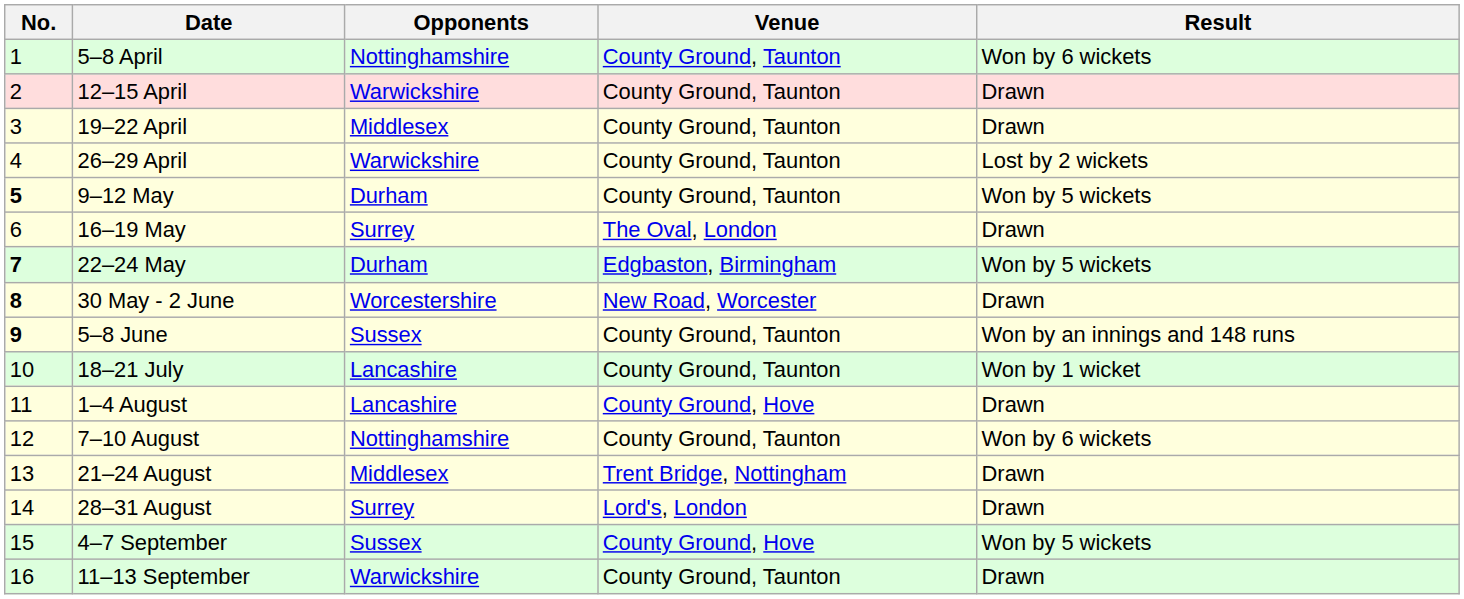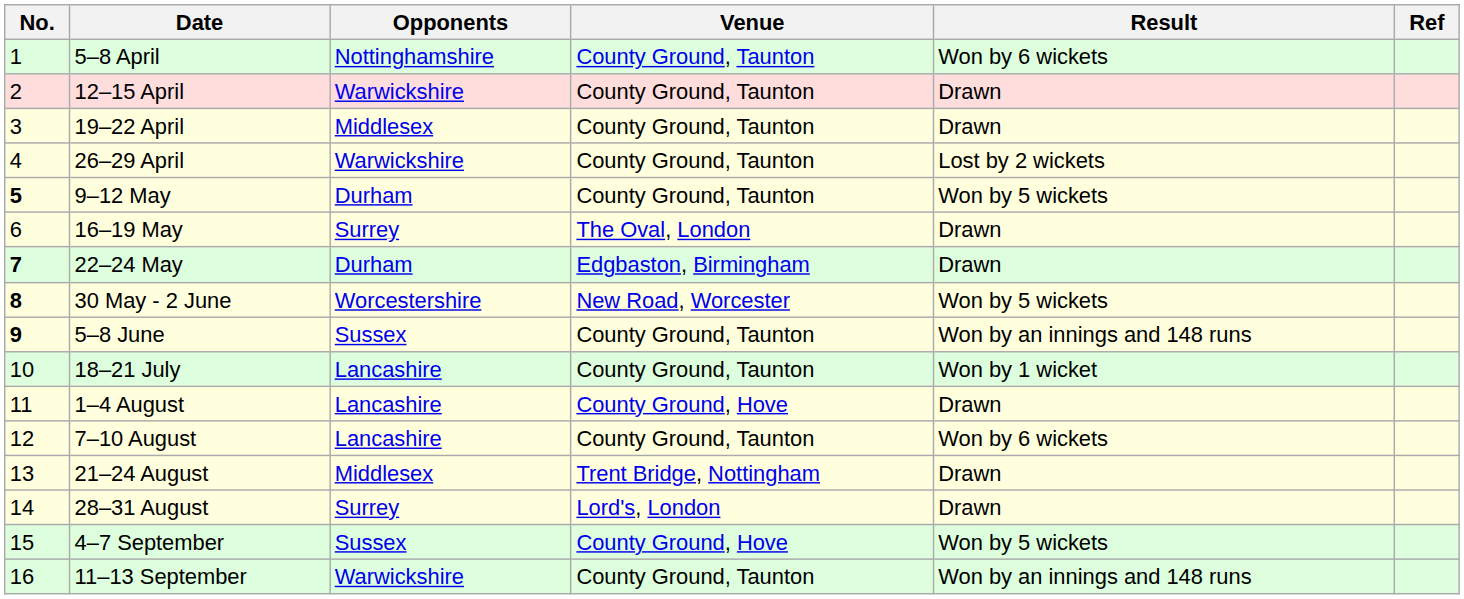+ column: (1427, 22)
(1066, 265) Won by 5 wickets -> (970, 265) Drawn
(1013, 299) Drawn -> (1023, 299) Won by 5 wickets
(430, 438) Nottinghamshire -> (388, 438) Lancashire
(1013, 577) Drawn -> (1095, 577) Won by an innings and 148 runs
